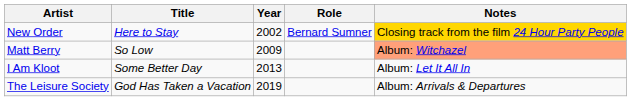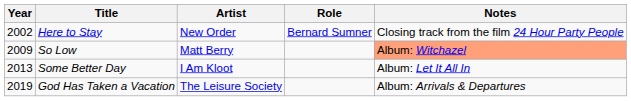columns swapped: (269, 13) <-> (58, 13)
(500, 31) gold background -> (500, 31) no background
